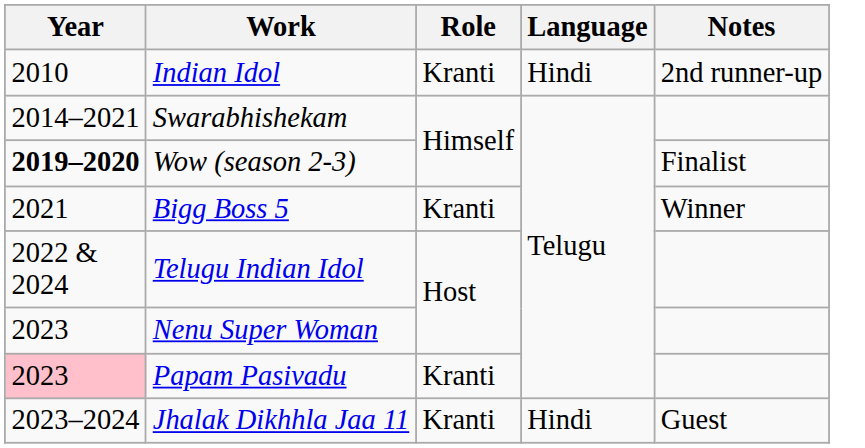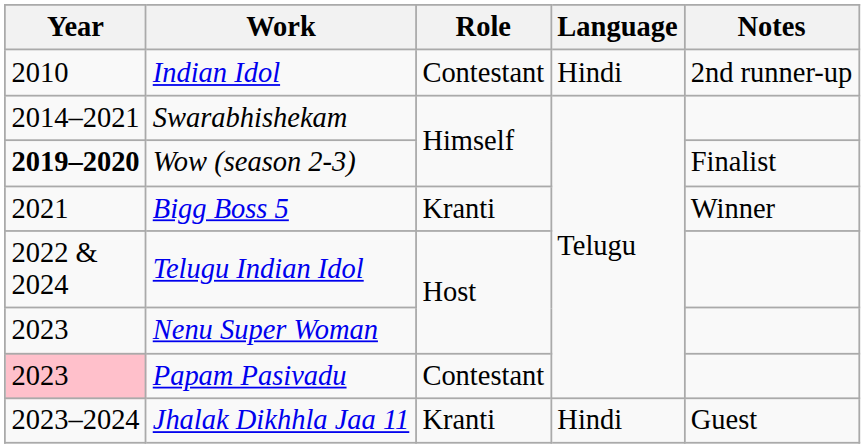(459, 72) Kranti -> (483, 72) Contestant
(459, 375) Kranti -> (483, 375) Contestant
